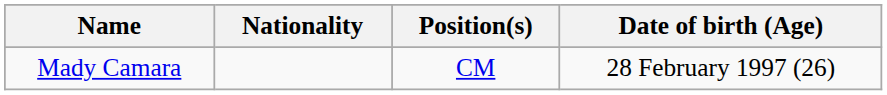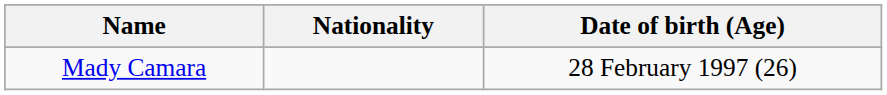- column: (476, 25)
